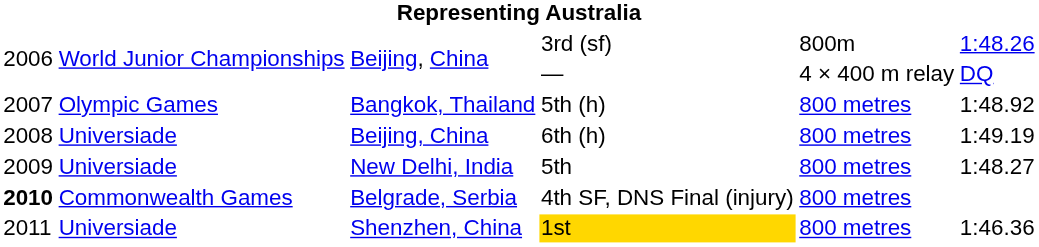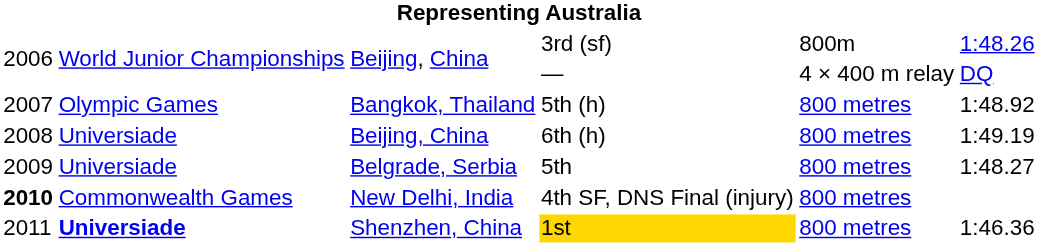(432, 166) New Delhi, India -> (434, 166) Belgrade, Serbia
(434, 197) Belgrade, Serbia -> (432, 197) New Delhi, India
(118, 228) normal -> (122, 228) bold
